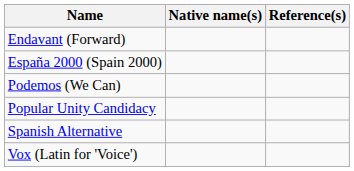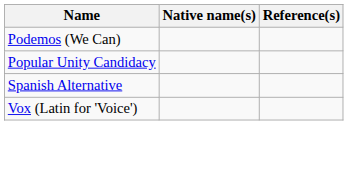- row: (67, 39)
- row: (85, 62)
